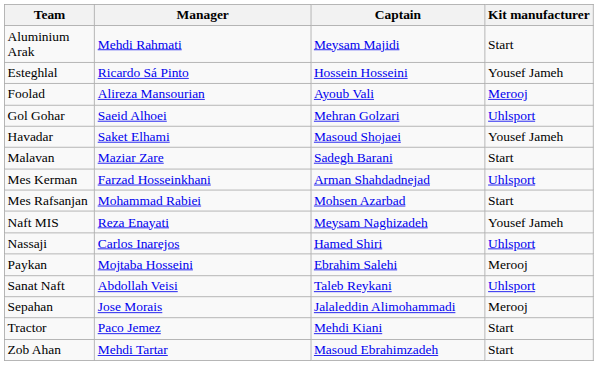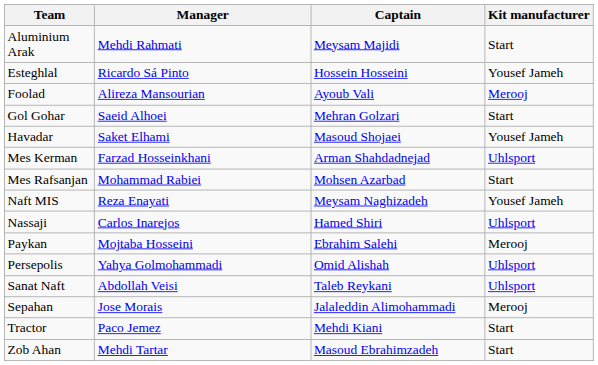(512, 115) Uhlsport -> (501, 115) Start
- row: (31, 158)
+ row: (35, 264)
